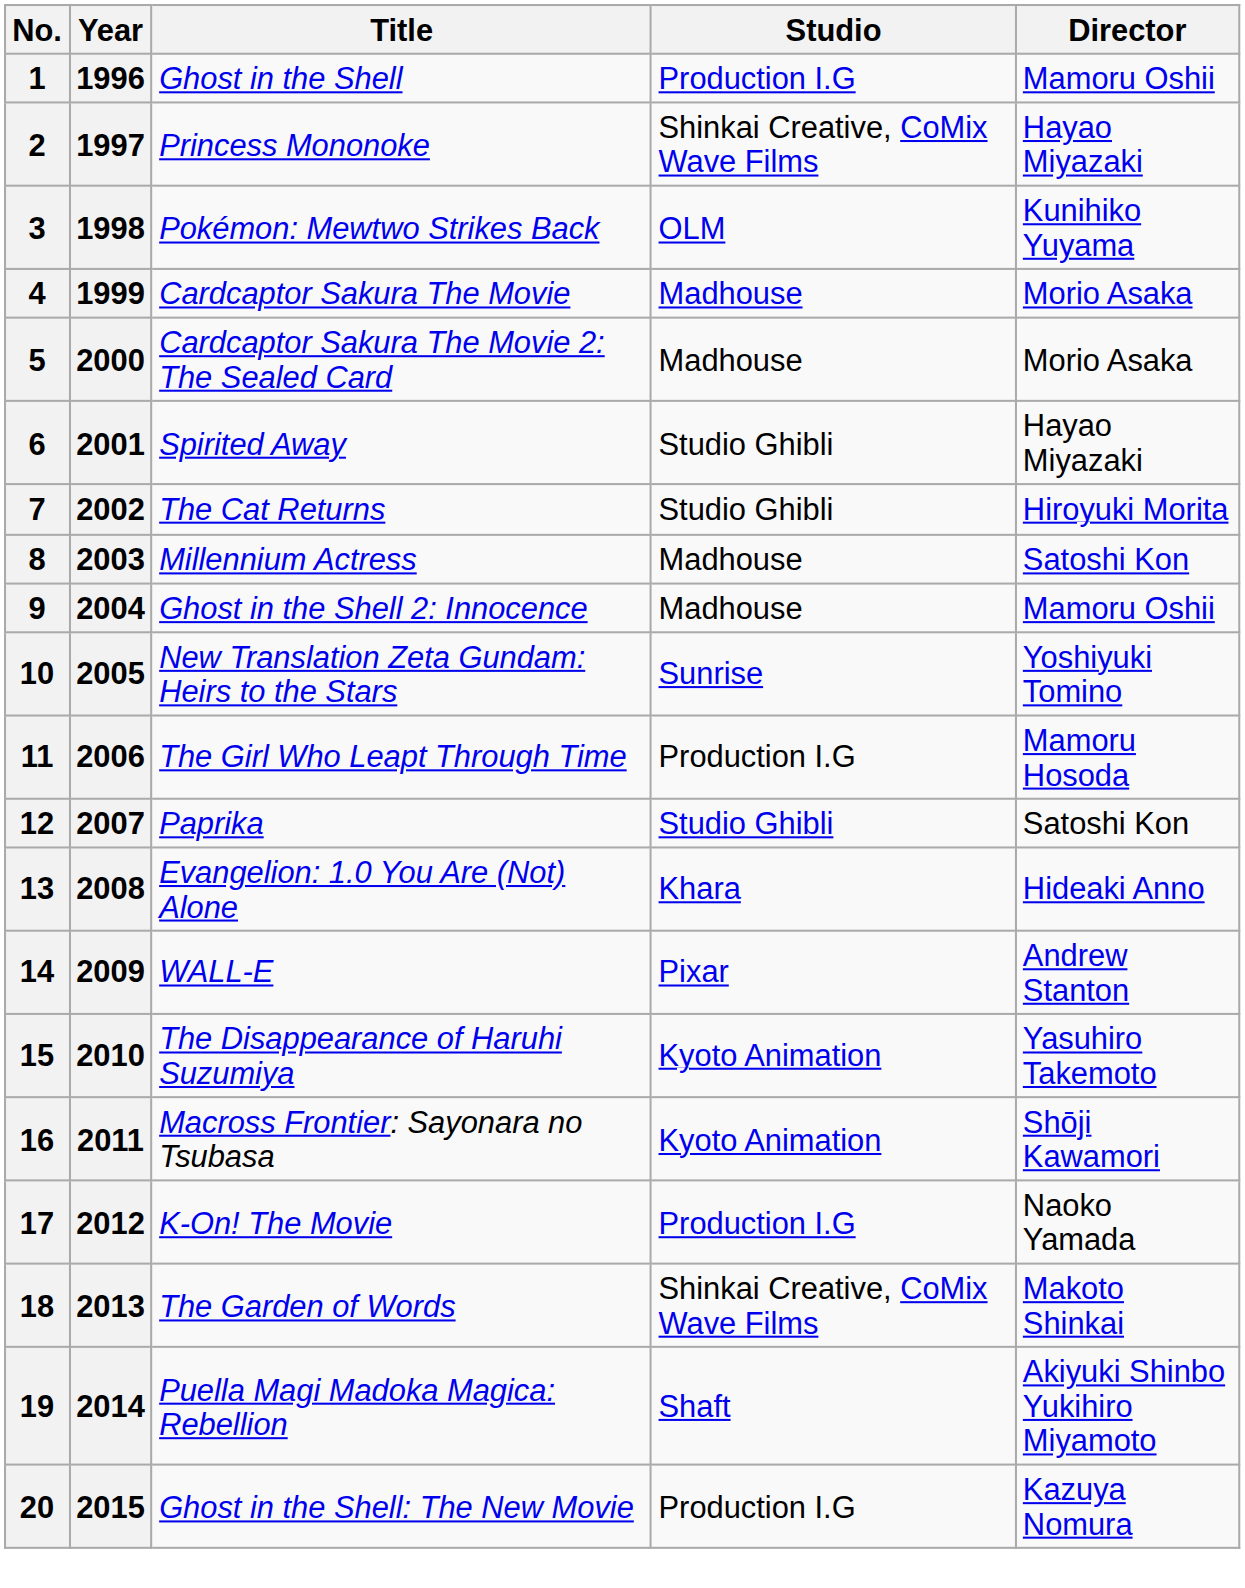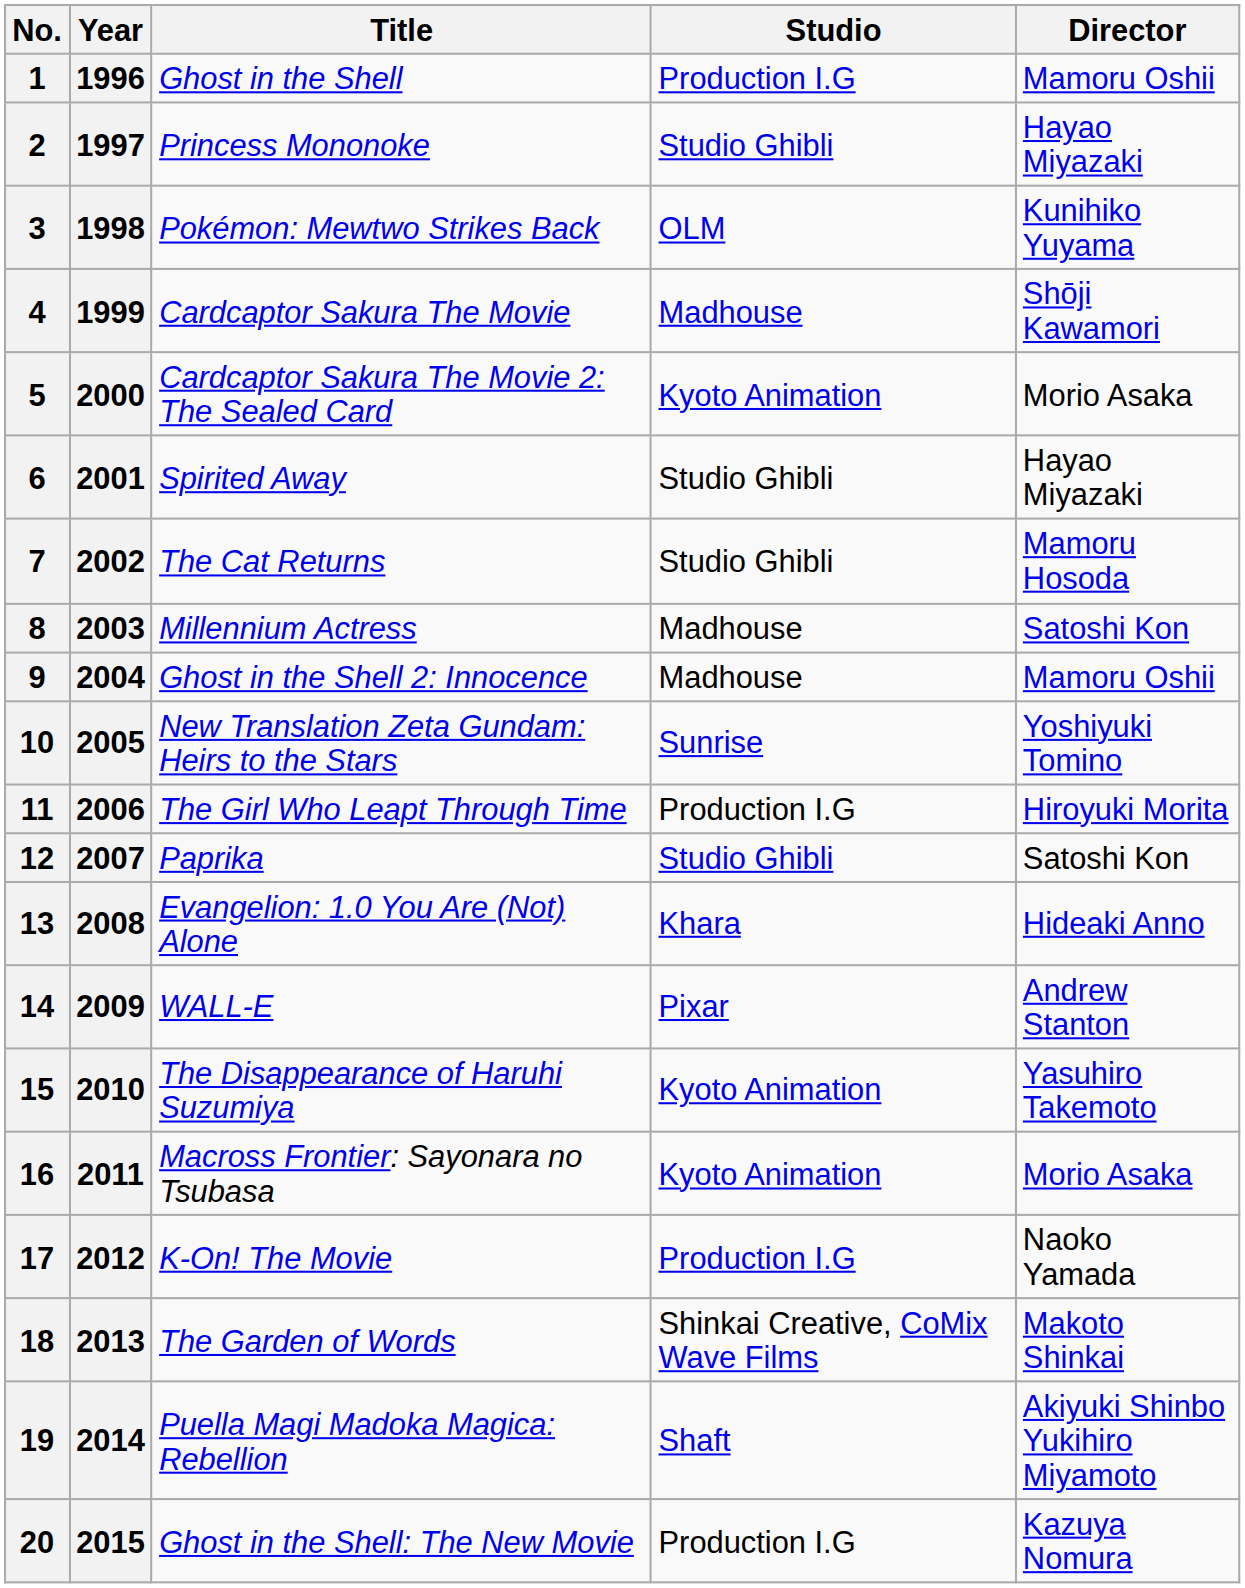(823, 145) Shinkai Creative, CoMix Wave Films -> (746, 145) Studio Ghibli
(1108, 294) Morio Asaka -> (1091, 311) Shōji Kawamori
(731, 360) Madhouse -> (770, 395) Kyoto Animation
(1126, 510) Hiroyuki Morita -> (1079, 561) Mamoru Hosoda
(1079, 757) Mamoru Hosoda -> (1126, 809) Hiroyuki Morita
(1091, 1139) Shōji Kawamori -> (1108, 1174) Morio Asaka
